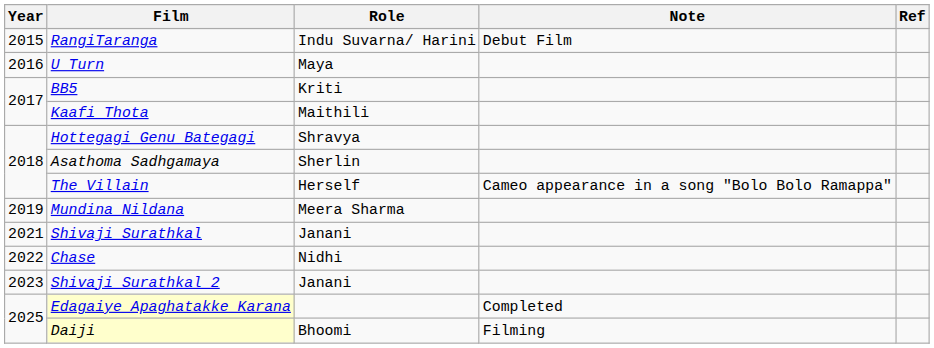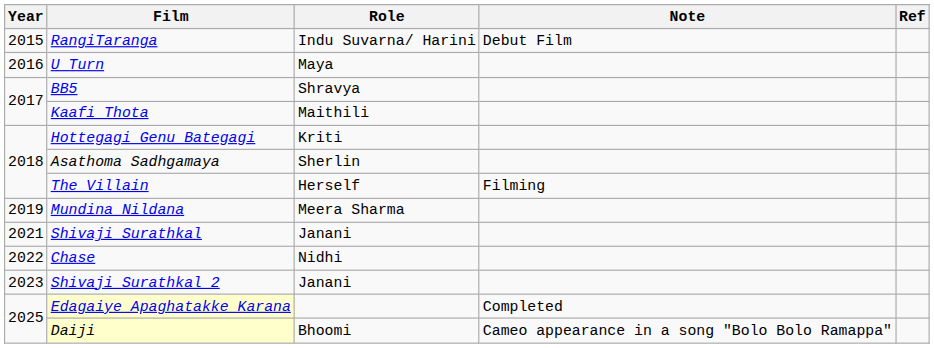(320, 89) Kriti -> (329, 89) Shravya
(329, 137) Shravya -> (320, 137) Kriti
(687, 186) Cameo appearance in a song "Bolo Bolo Ramappa" -> (514, 186) Filming
(514, 331) Filming -> (687, 331) Cameo appearance in a song "Bolo Bolo Ramappa"
